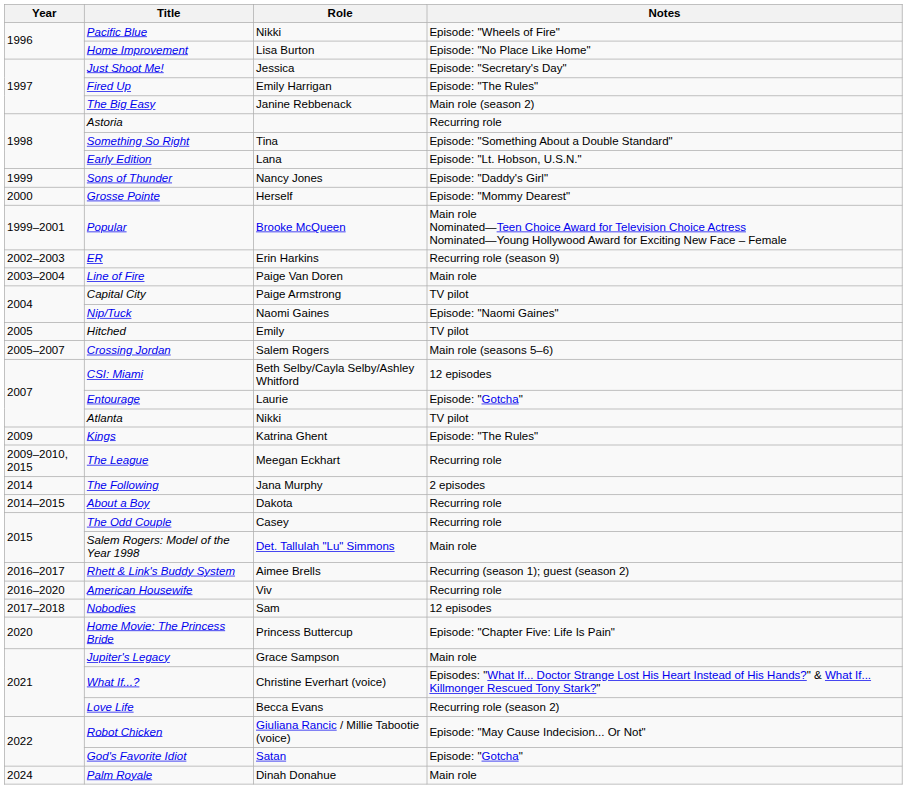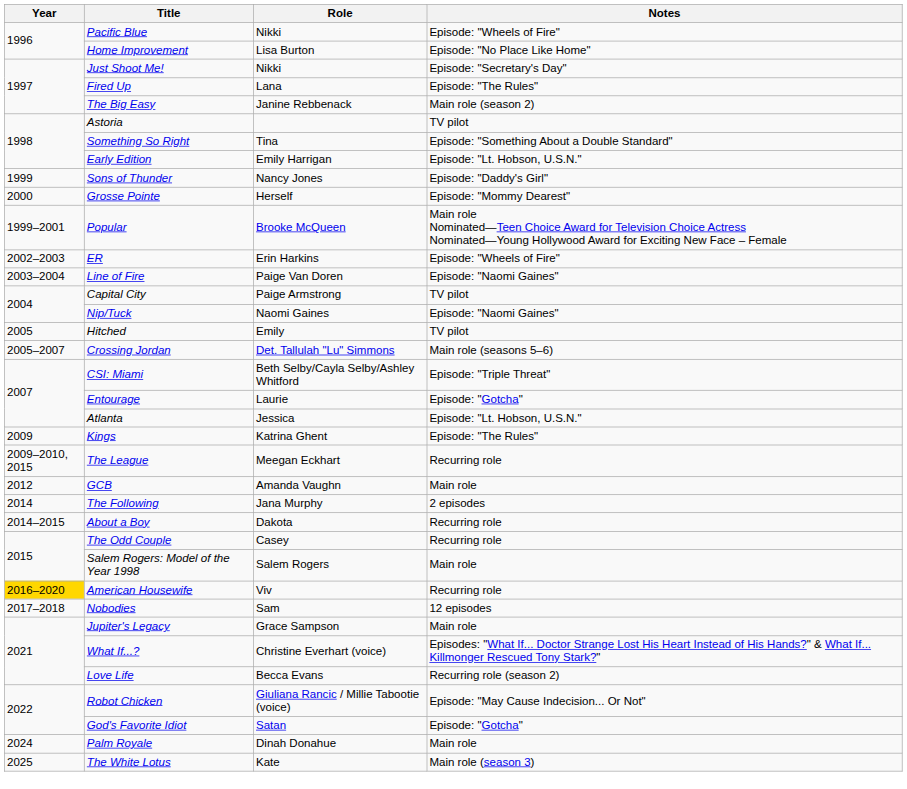(275, 68) Jessica -> (269, 68) Nikki
(294, 86) Emily Harrigan -> (269, 86) Lana
(466, 123) Recurring role -> (449, 123) TV pilot
(269, 159) Lana -> (294, 159) Emily Harrigan
(494, 258) Recurring role (season 9) -> (495, 258) Episode: "Wheels of Fire"
(453, 277) Main role -> (494, 277) Episode: "Naomi Gaines"
(293, 350) Salem Rogers -> (325, 350) Det. Tallulah "Lu" Simmons
(460, 374) 12 episodes -> (490, 374) Episode: "Triple Threat"
(269, 417) Nikki -> (275, 417) Jessica
(449, 417) TV pilot -> (506, 417) Episode: "Lt. Hobson, U.S.N."
+ row: (99, 485)
(325, 546) Det. Tallulah "Lu" Simmons -> (293, 565) Salem Rogers
- row: (161, 571)
(36, 589) no background -> (36, 589) gold background
- row: (156, 633)
+ row: (129, 762)
